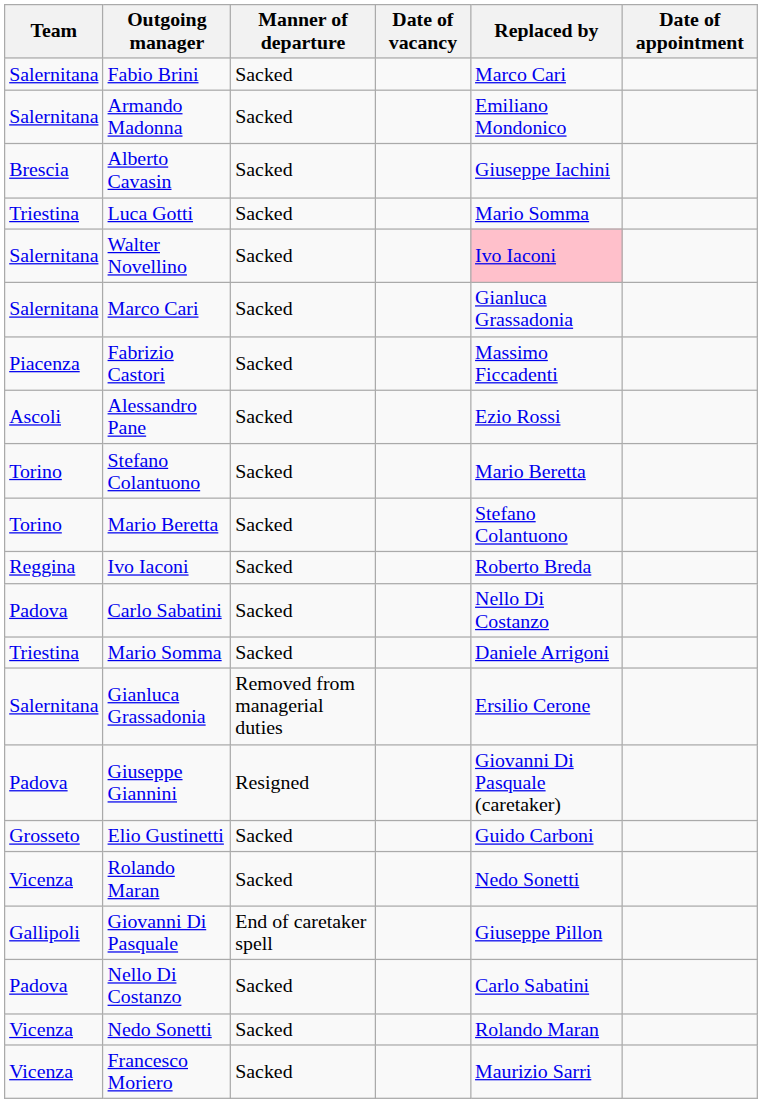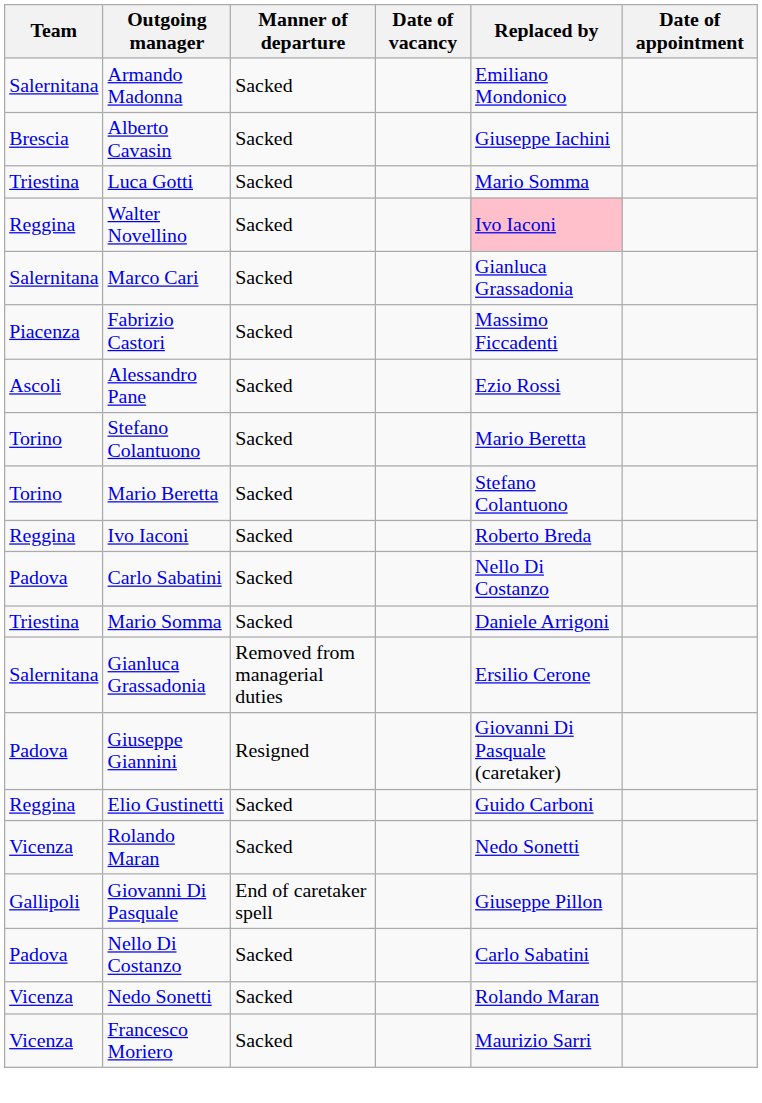- row: (153, 74)
(54, 255) Salernitana -> (42, 224) Reggina
(44, 836) Grosseto -> (42, 804) Reggina
